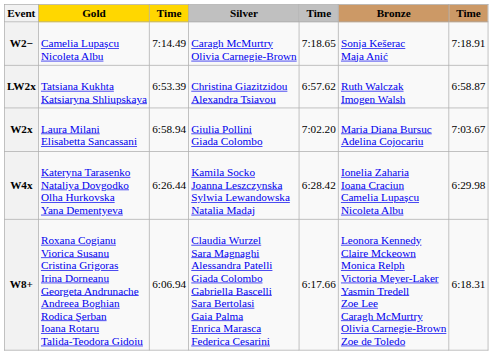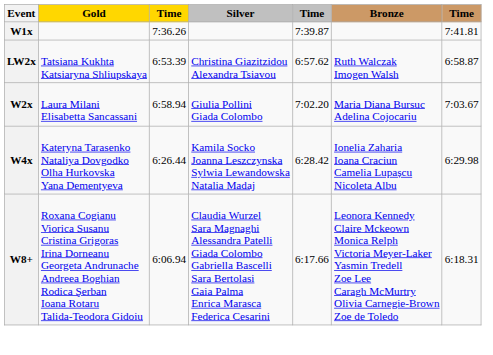+ row: (21, 31)
- row: (21, 43)
